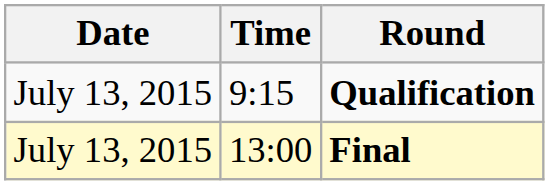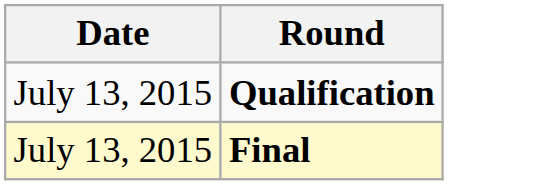- column: (271, 33)
